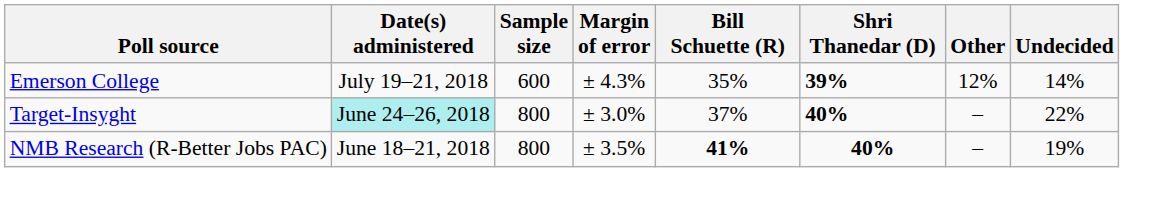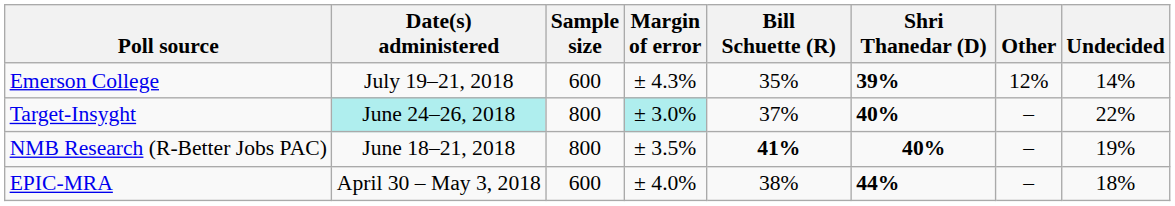(614, 114) no background -> (665, 114) paleturquoise background
+ row: (61, 182)
